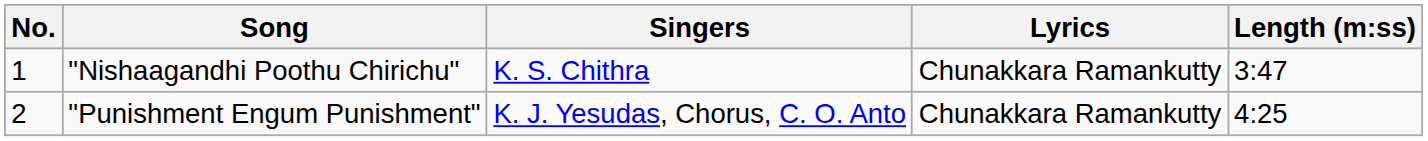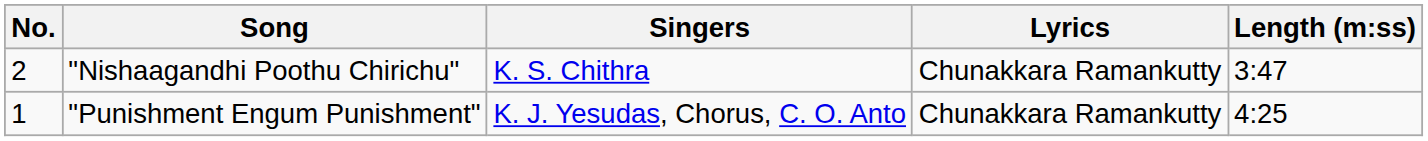(19, 70) 1 -> (19, 70) 2
(19, 114) 2 -> (19, 114) 1
